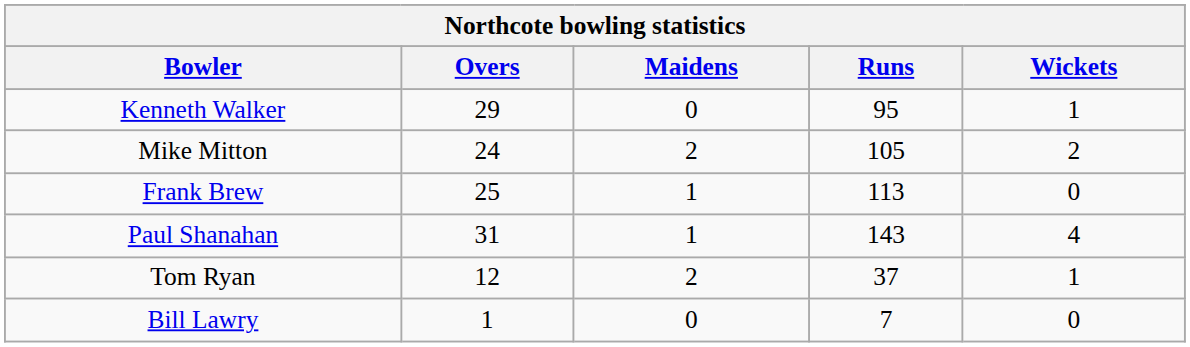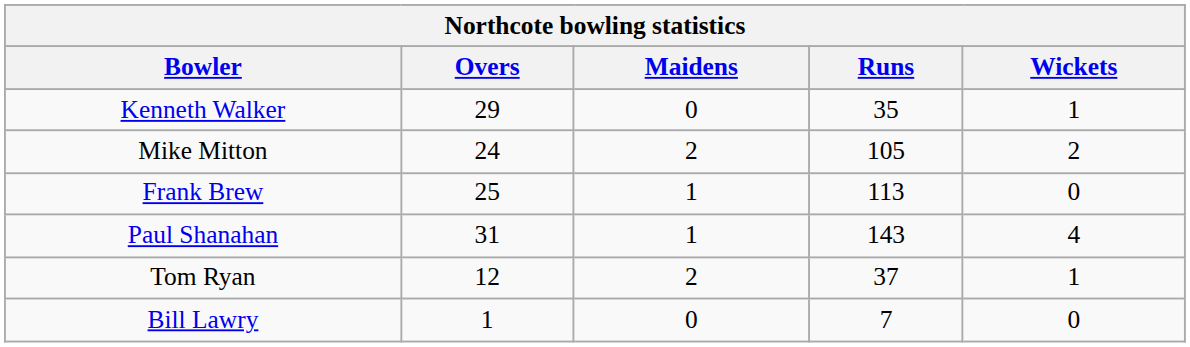(886, 108) 95 -> (886, 108) 35
